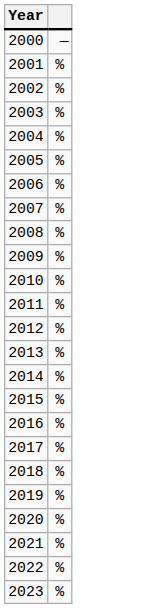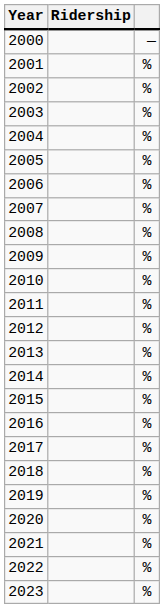+ column: (91, 17)
